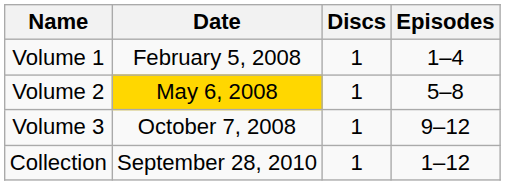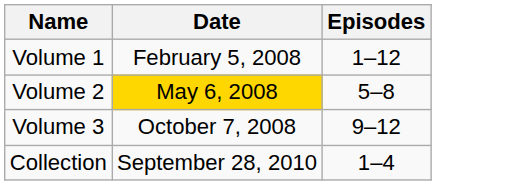- column: (357, 22)
(445, 57) 1–4 -> (376, 57) 1–12
(445, 162) 1–12 -> (376, 162) 1–4
